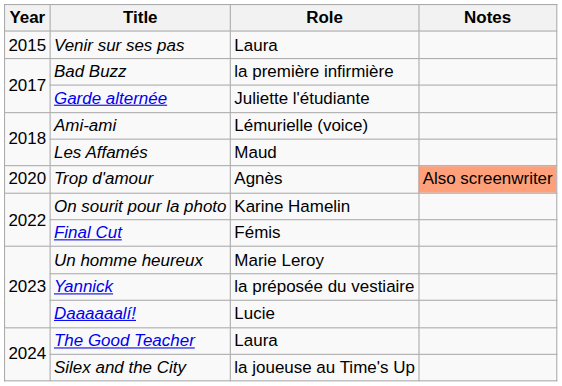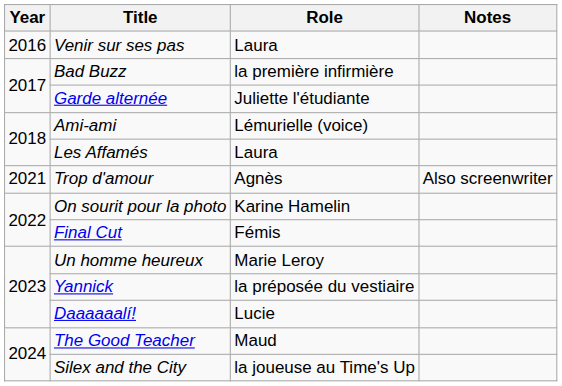(27, 44) 2015 -> (27, 44) 2016
(256, 152) Maud -> (256, 152) Laura
(27, 179) 2020 -> (27, 179) 2021
(488, 179) lightsalmon background -> (488, 179) no background
(256, 340) Laura -> (256, 340) Maud
